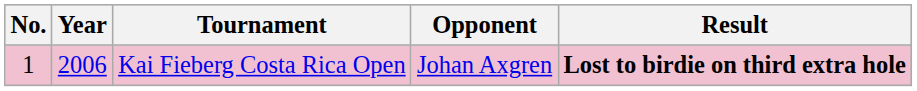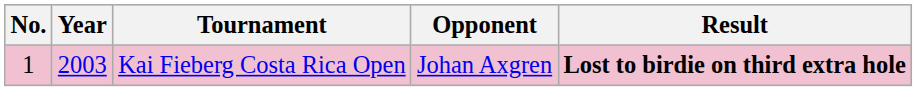(82, 65) 2006 -> (82, 65) 2003
